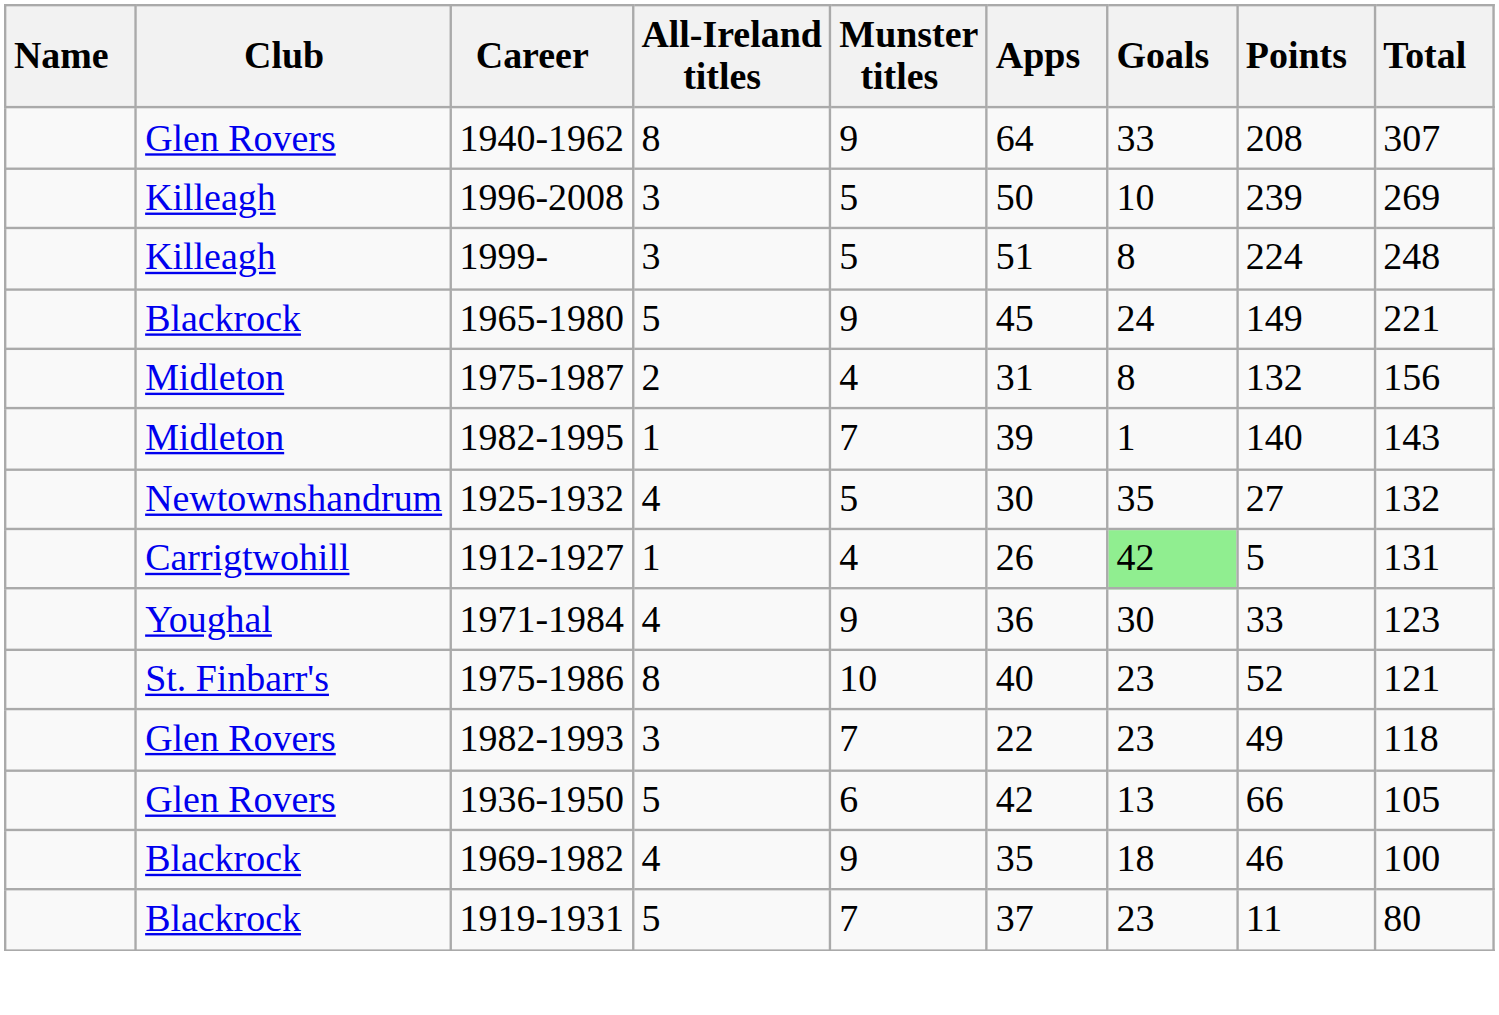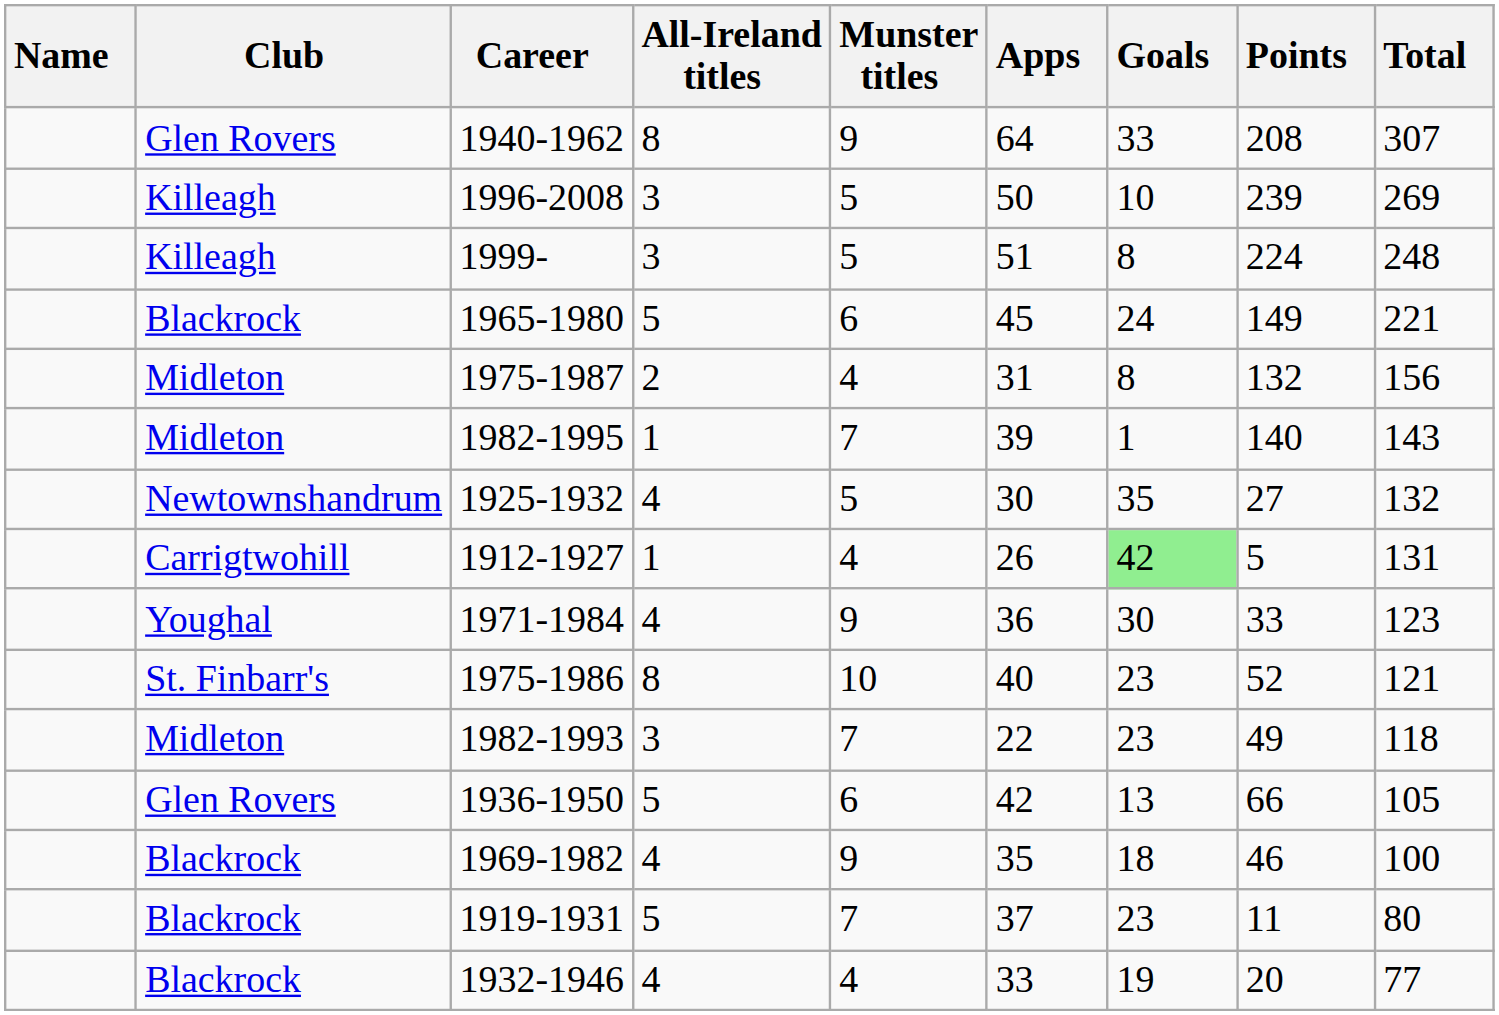(849, 317) 9 -> (849, 317) 6
(240, 738) Glen Rovers -> (215, 738) Midleton
+ row: (542, 979)
